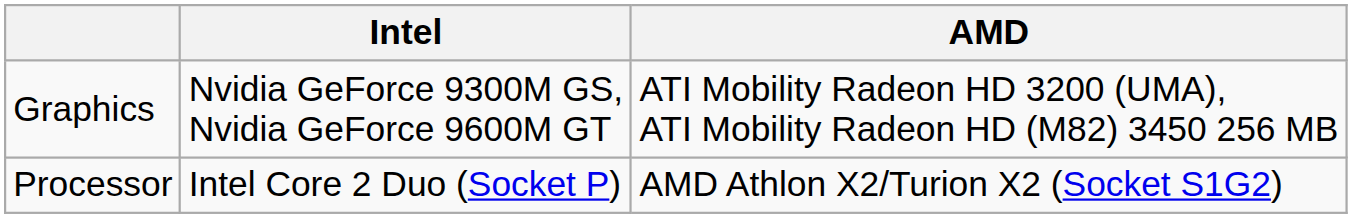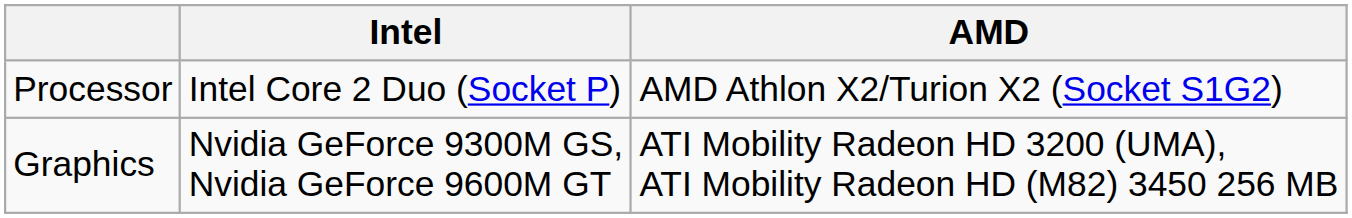rows swapped: (93, 184) <-> (84, 108)
